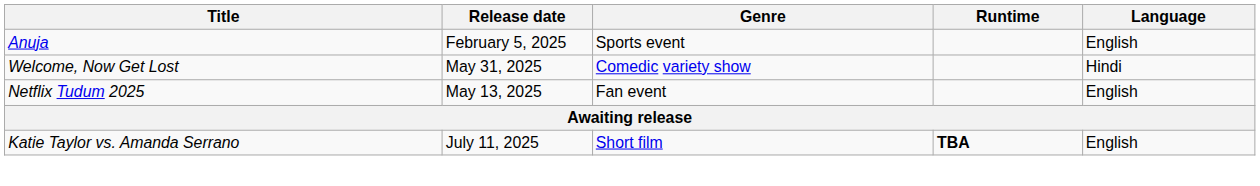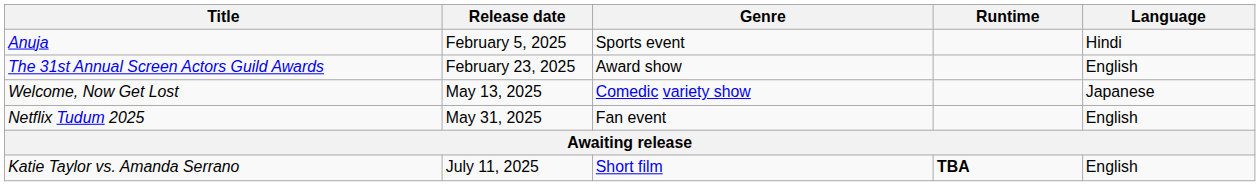(1112, 42) English -> (1104, 42) Hindi
+ row: (166, 67)
(494, 67) May 31, 2025 -> (494, 92) May 13, 2025
(1104, 67) Hindi -> (1120, 92) Japanese
(494, 92) May 13, 2025 -> (494, 117) May 31, 2025
